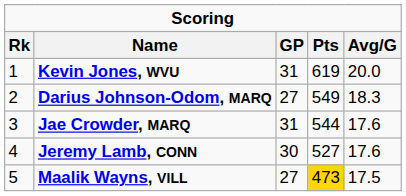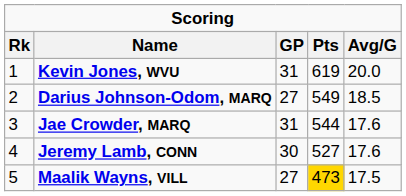(364, 98) 18.3 -> (364, 98) 18.5
